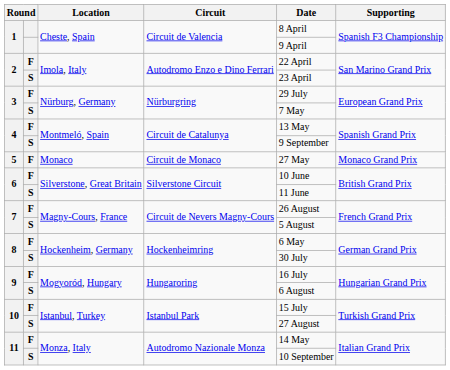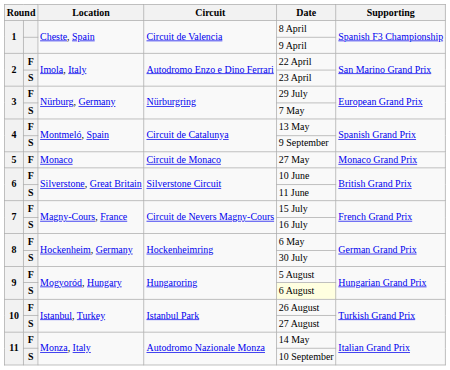(299, 208) 26 August -> (293, 208) 15 July
(297, 225) 5 August -> (293, 225) 16 July
(293, 274) 16 July -> (297, 274) 5 August
(297, 290) no background -> (297, 290) lightyellow background
(293, 307) 15 July -> (299, 307) 26 August
